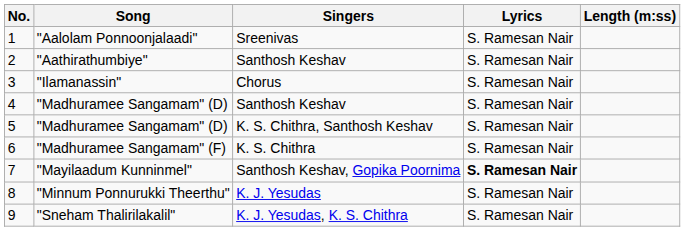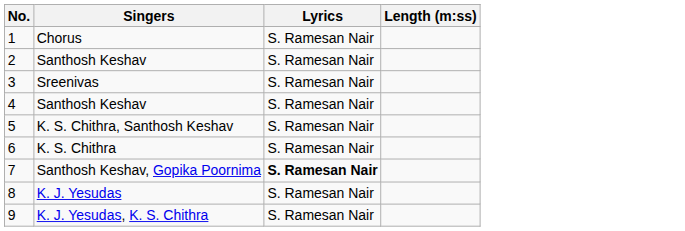- column: (133, 16)
(267, 38) Sreenivas -> (59, 38) Chorus
(259, 82) Chorus -> (68, 82) Sreenivas
